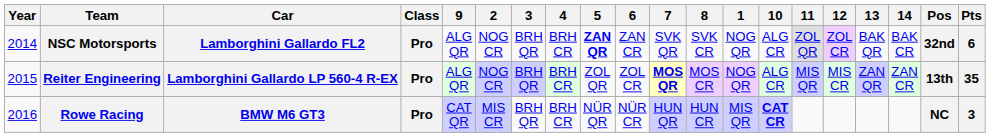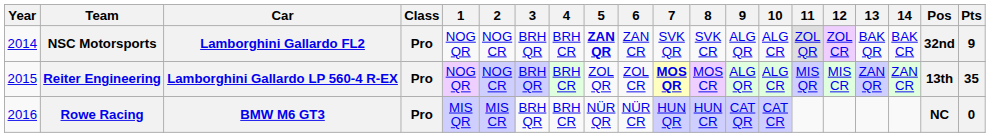columns swapped: (741, 15) <-> (459, 15)
(971, 44) 6 -> (971, 44) 9
(775, 115) bold -> (775, 115) normal
(971, 115) 3 -> (971, 115) 0
